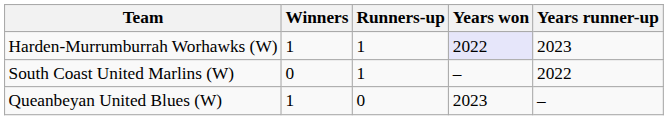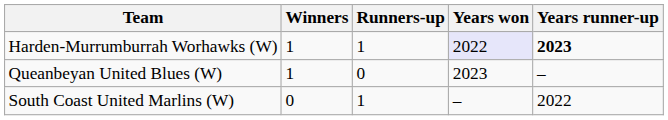(554, 45) normal -> (554, 45) bold
rows swapped: (115, 100) <-> (121, 73)
